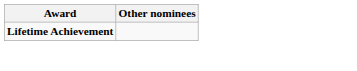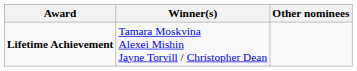+ column: (193, 13)
